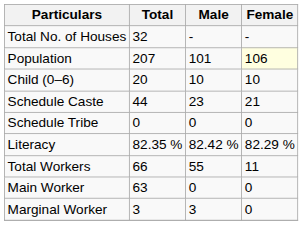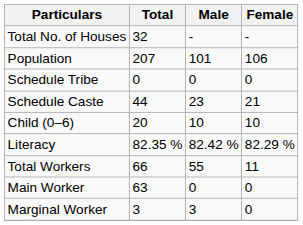(256, 58) lightyellow background -> (256, 58) no background
rows swapped: (41, 79) <-> (53, 123)
